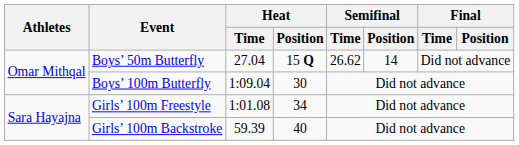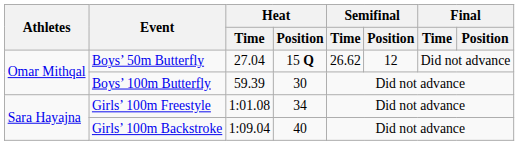(391, 61) 14 -> (391, 61) 12
(249, 83) 1:09.04 -> (249, 83) 59.39
(249, 128) 59.39 -> (249, 128) 1:09.04
